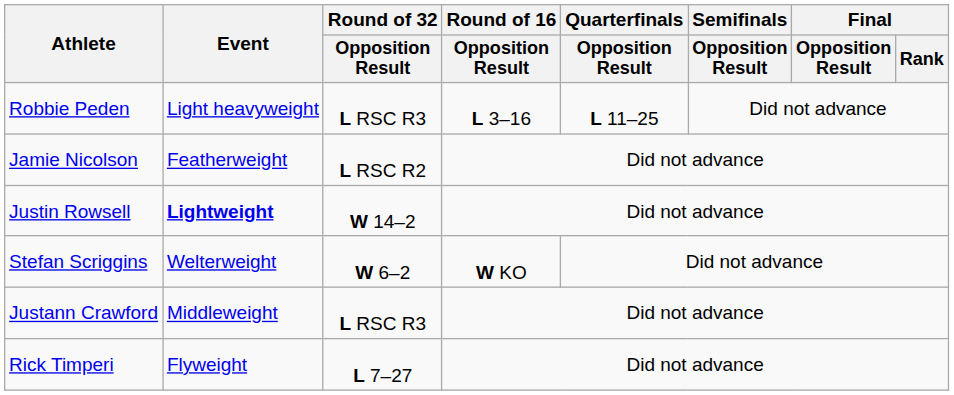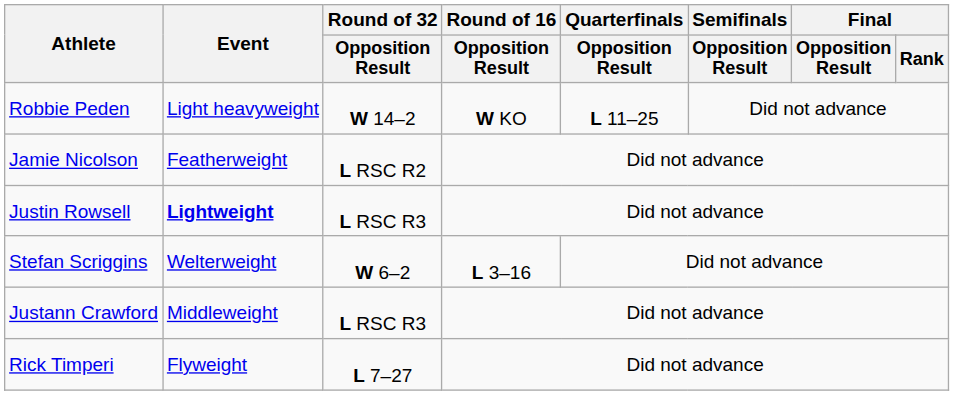(383, 119) L RSC R3 -> (383, 119) W 14–2
(501, 119) L 3–16 -> (501, 119) W KO
(383, 222) W 14–2 -> (383, 222) L RSC R3
(501, 273) W KO -> (501, 273) L 3–16
